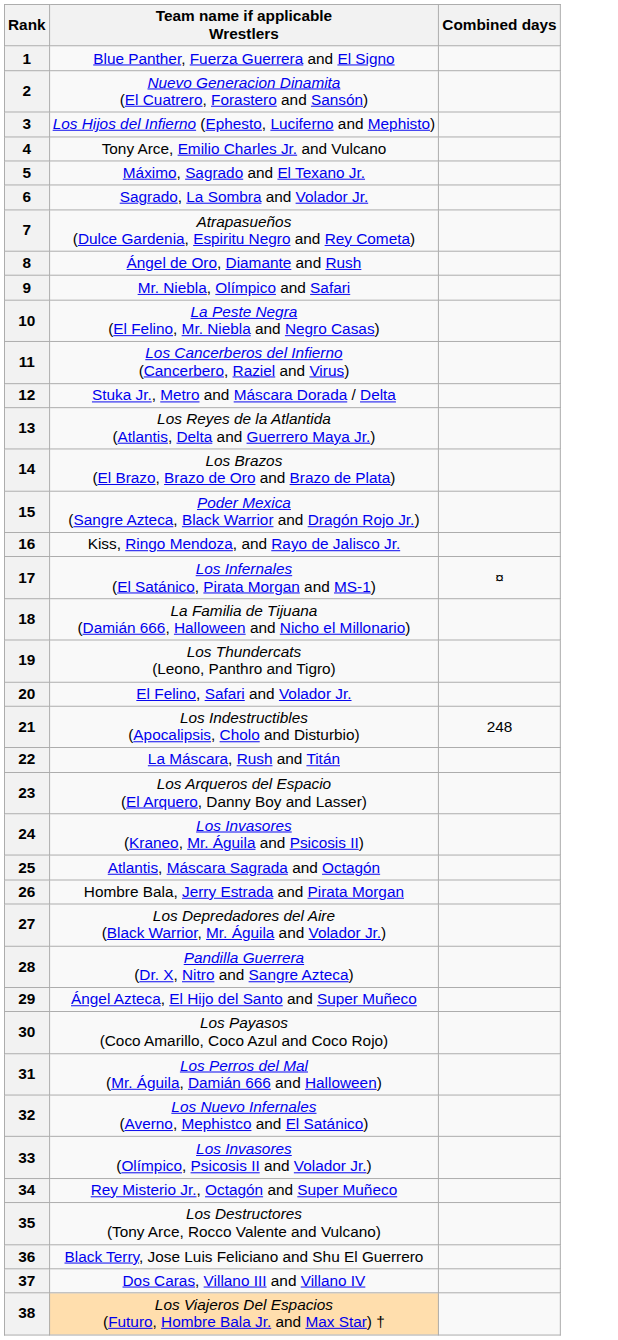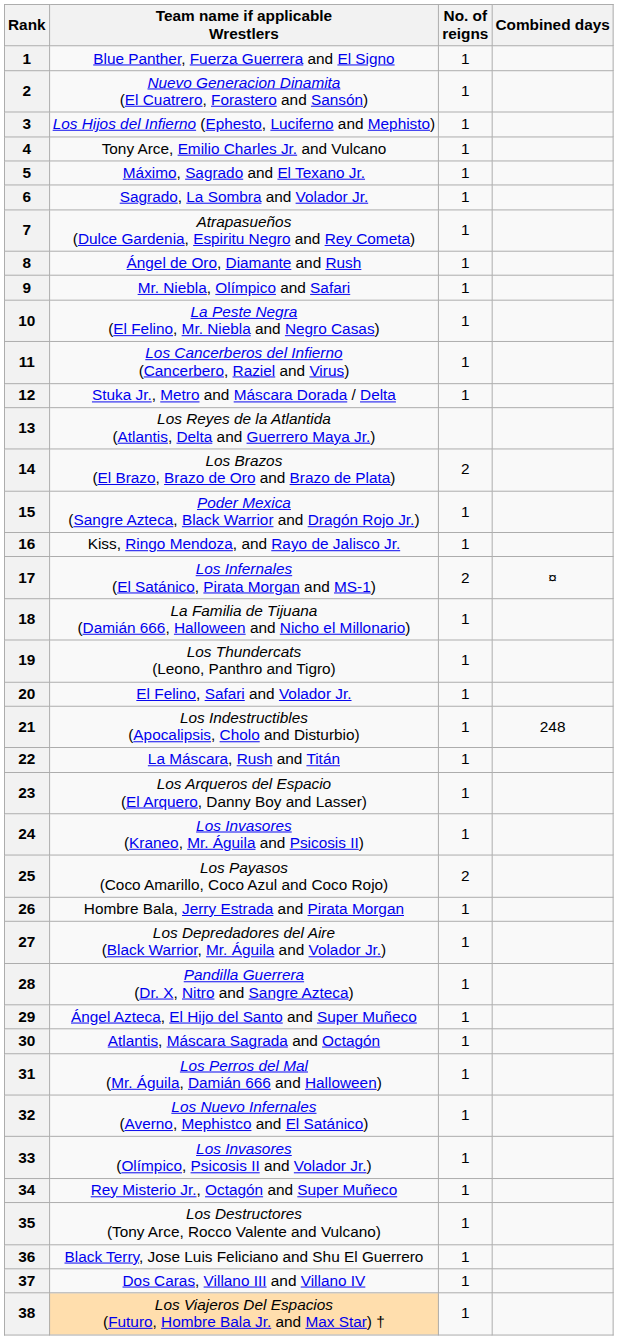+ column: (465, 25)
(244, 867) Atlantis, Máscara Sagrada and Octagón -> (244, 876) Los Payasos (Coco Amarillo, Coco Azul and Coco Rojo)
(244, 1032) Los Payasos (Coco Amarillo, Coco Azul and Coco Rojo) -> (244, 1041) Atlantis, Máscara Sagrada and Octagón
